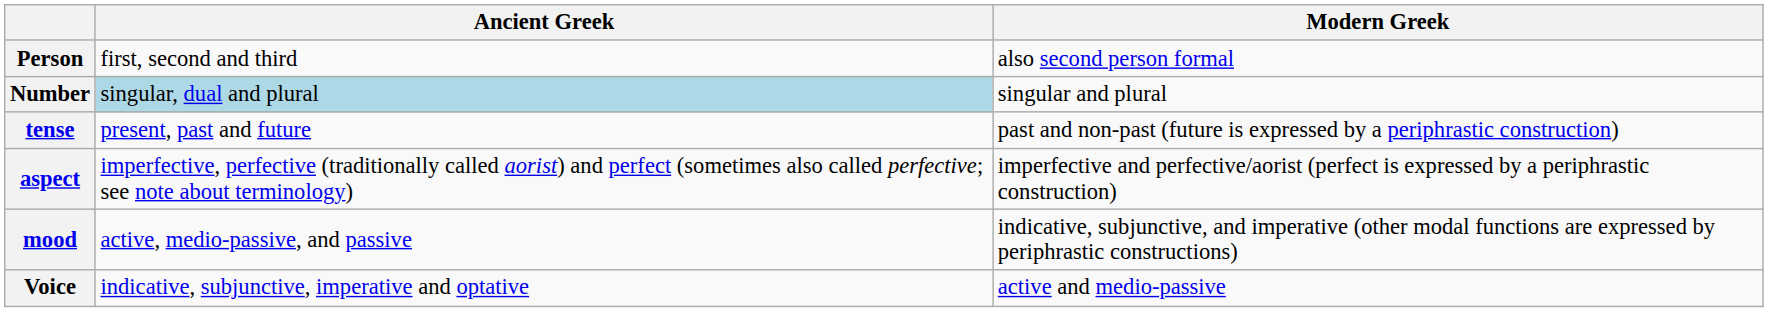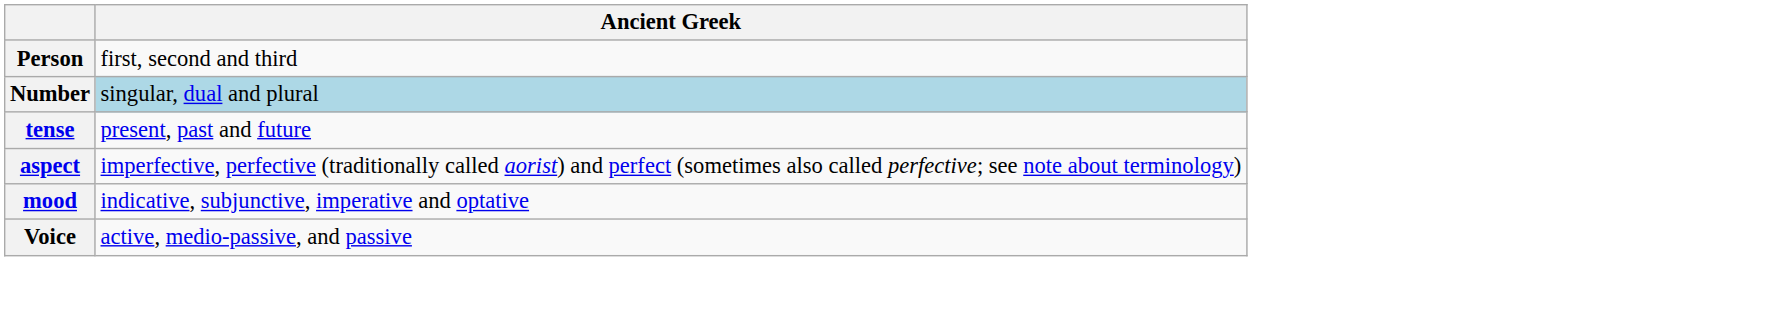- column: (1378, 22)
(256, 239) active, medio-passive, and passive -> (315, 201) indicative, subjunctive, imperative and optative
(315, 287) indicative, subjunctive, imperative and optative -> (256, 237) active, medio-passive, and passive
